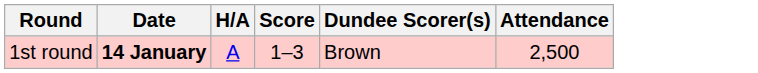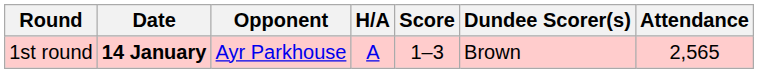+ column: (281, 20)
(554, 52) 2,500 -> (694, 52) 2,565
